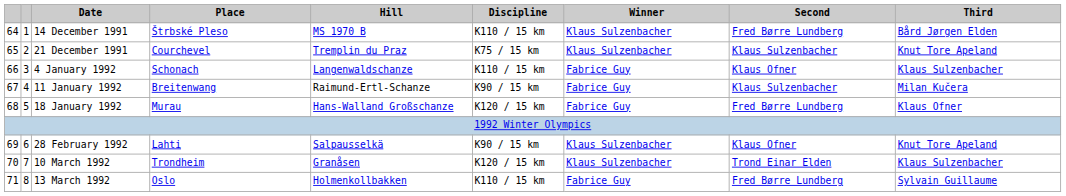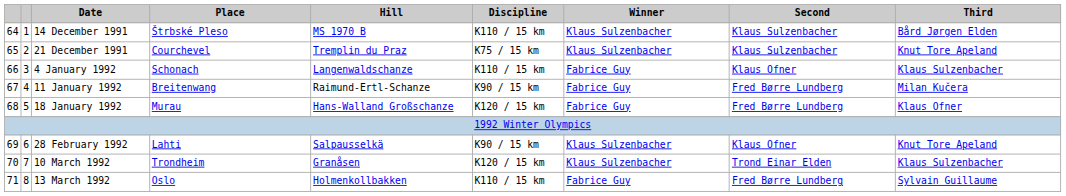(788, 32) Fred Børre Lundberg -> (785, 32) Klaus Sulzenbacher
(785, 88) Klaus Sulzenbacher -> (788, 88) Fred Børre Lundberg
